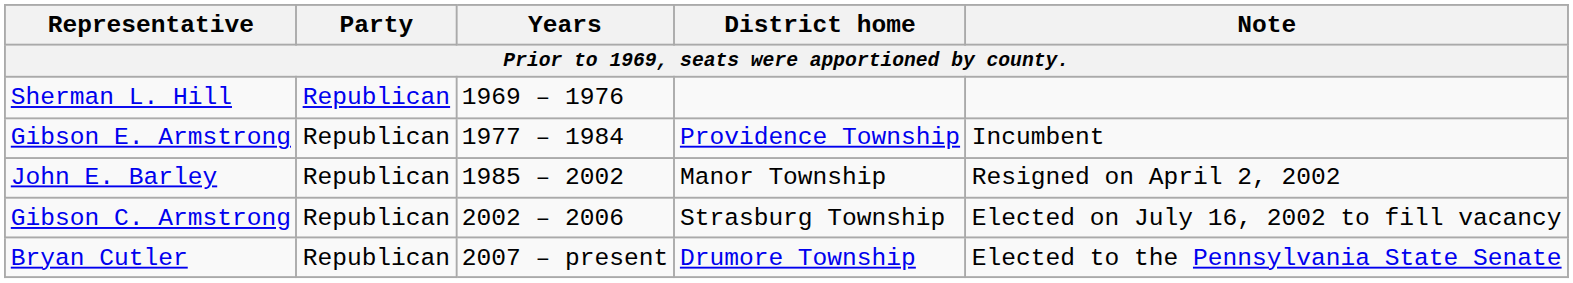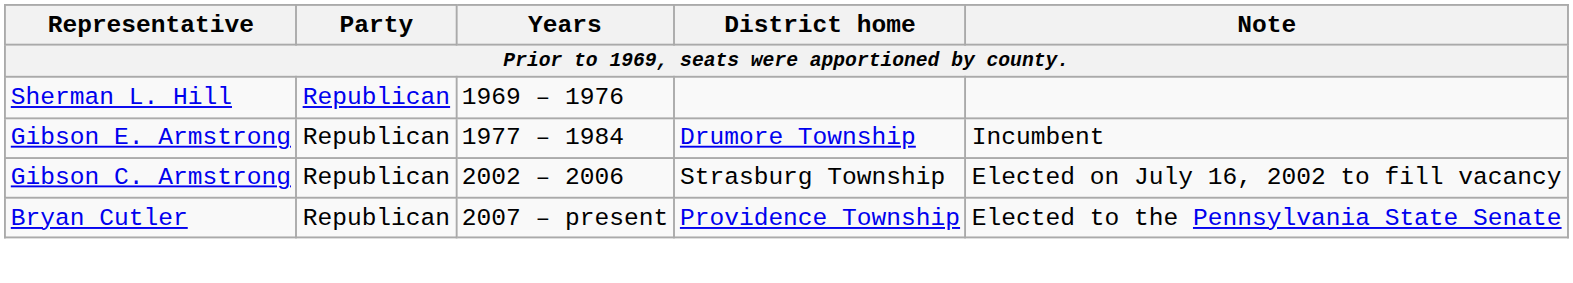(820, 137) Providence Township -> (798, 137) Drumore Township
- row: (114, 178)
(798, 258) Drumore Township -> (820, 218) Providence Township
